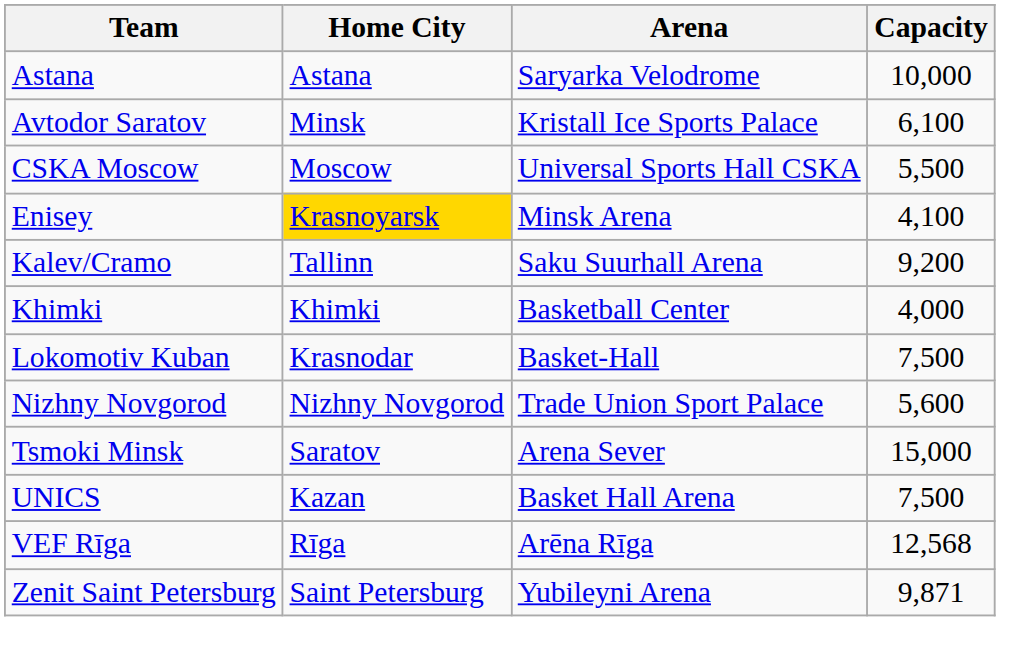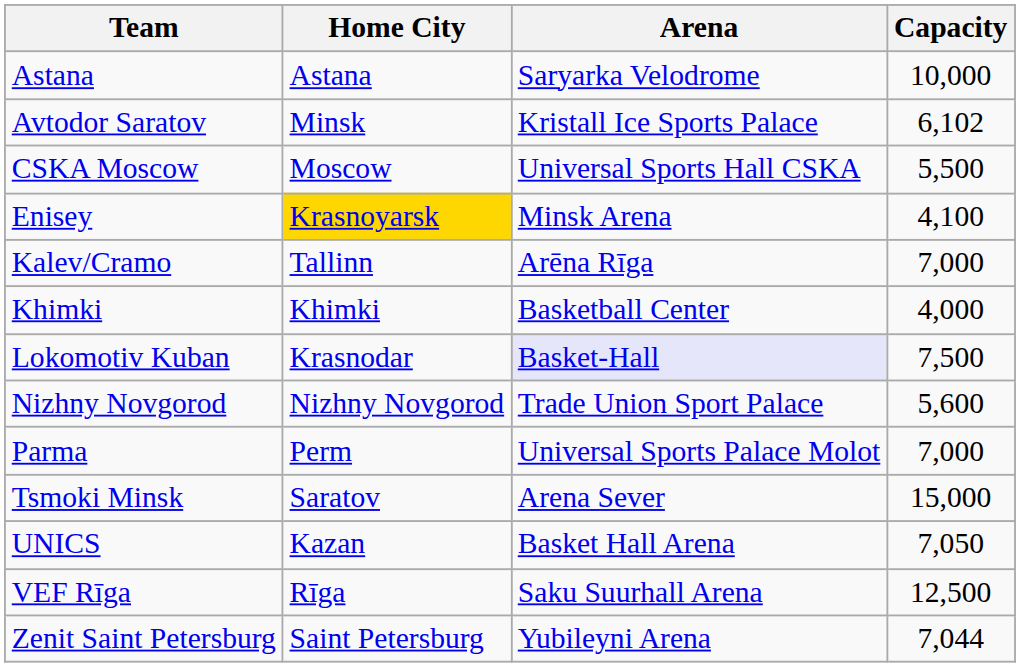(931, 121) 6,100 -> (951, 121) 6,102
(640, 262) Saku Suurhall Arena -> (586, 262) Arēna Rīga
(931, 262) 9,200 -> (951, 262) 7,000
(588, 356) no background -> (588, 356) lavender background
+ row: (50, 450)
(931, 497) 7,500 -> (951, 544) 7,050
(586, 544) Arēna Rīga -> (640, 591) Saku Suurhall Arena
(931, 544) 12,568 -> (951, 591) 12,500
(931, 591) 9,871 -> (951, 638) 7,044
